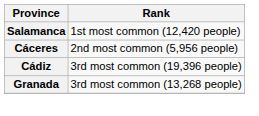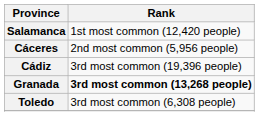(156, 84) normal -> (161, 84) bold
+ row: (36, 102)
